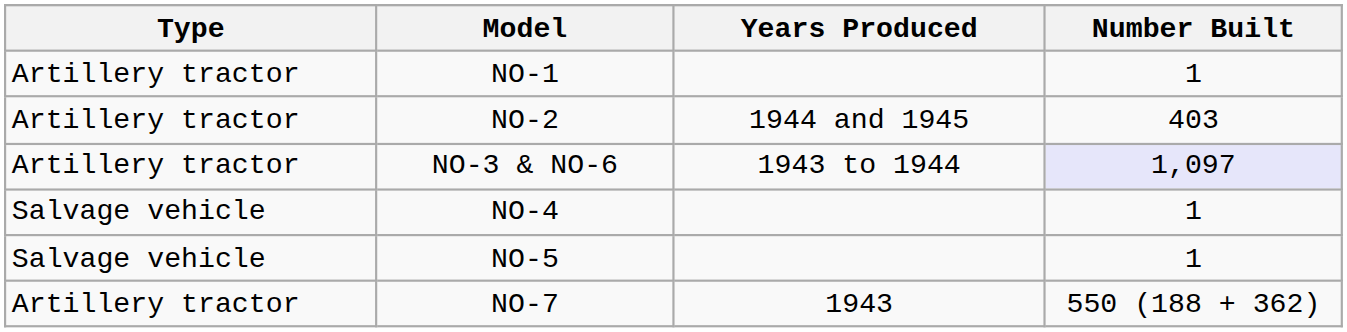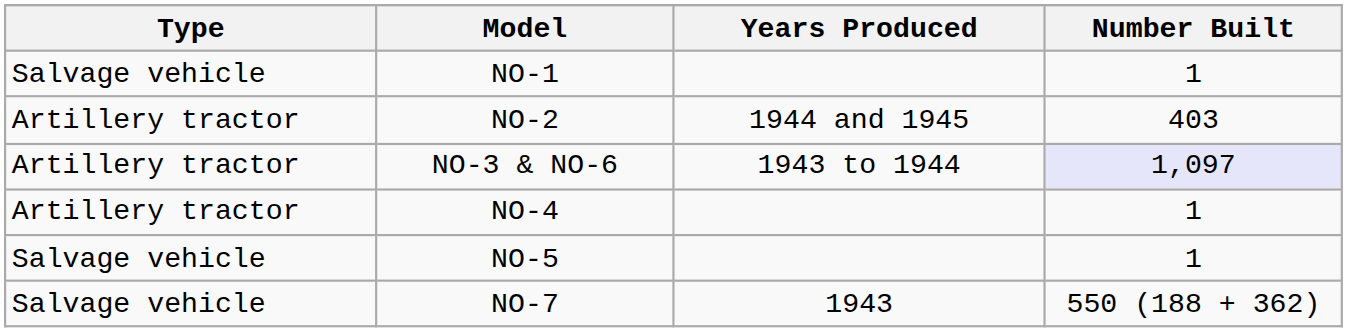(156, 74) Artillery tractor -> (139, 74) Salvage vehicle
(139, 212) Salvage vehicle -> (156, 212) Artillery tractor
(156, 304) Artillery tractor -> (139, 304) Salvage vehicle
